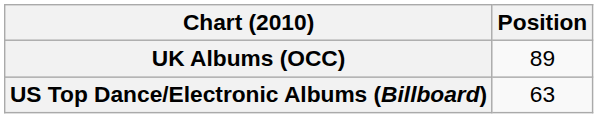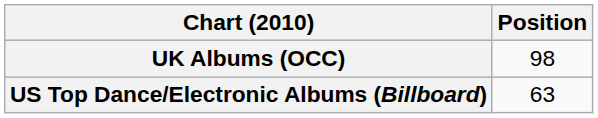(542, 58) 89 -> (542, 58) 98
